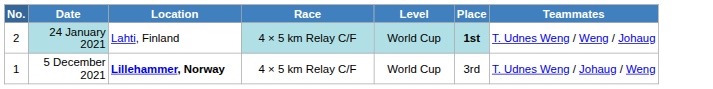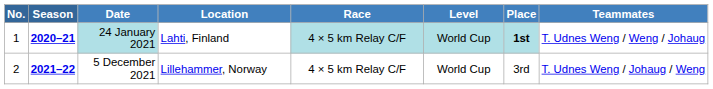+ column: (53, 14)
(16, 38) 2 -> (16, 38) 1
(16, 69) 1 -> (16, 69) 2
(168, 69) bold -> (214, 69) normal
